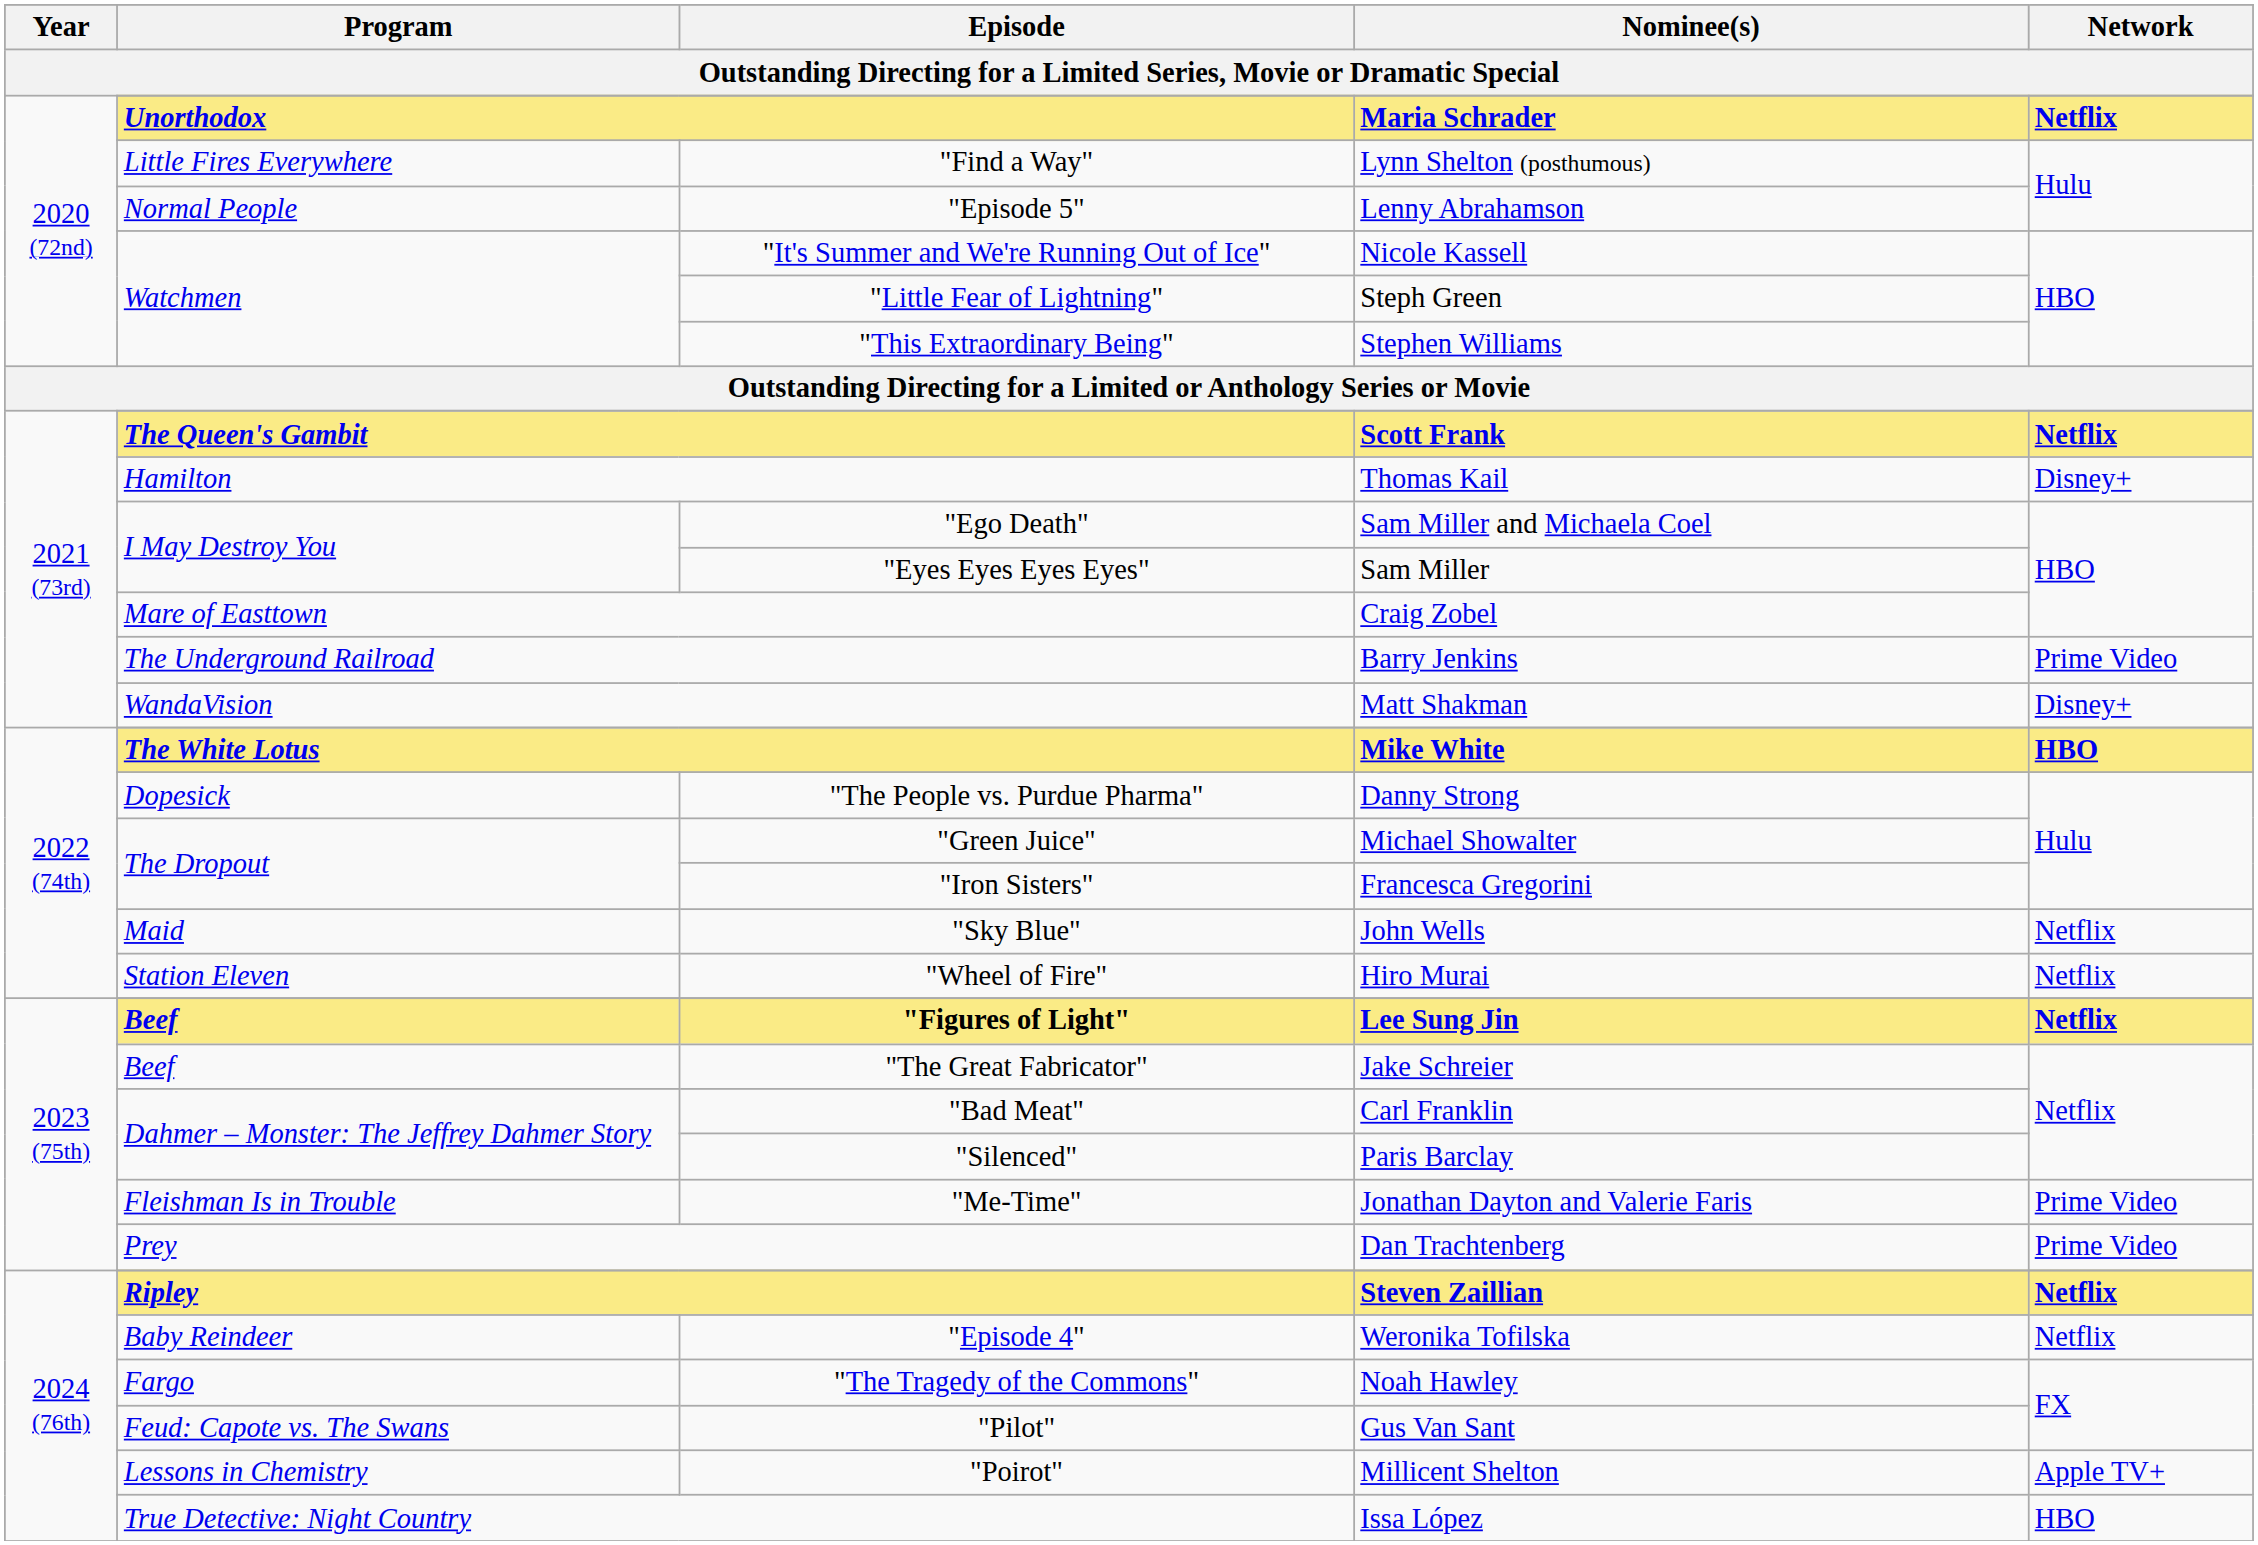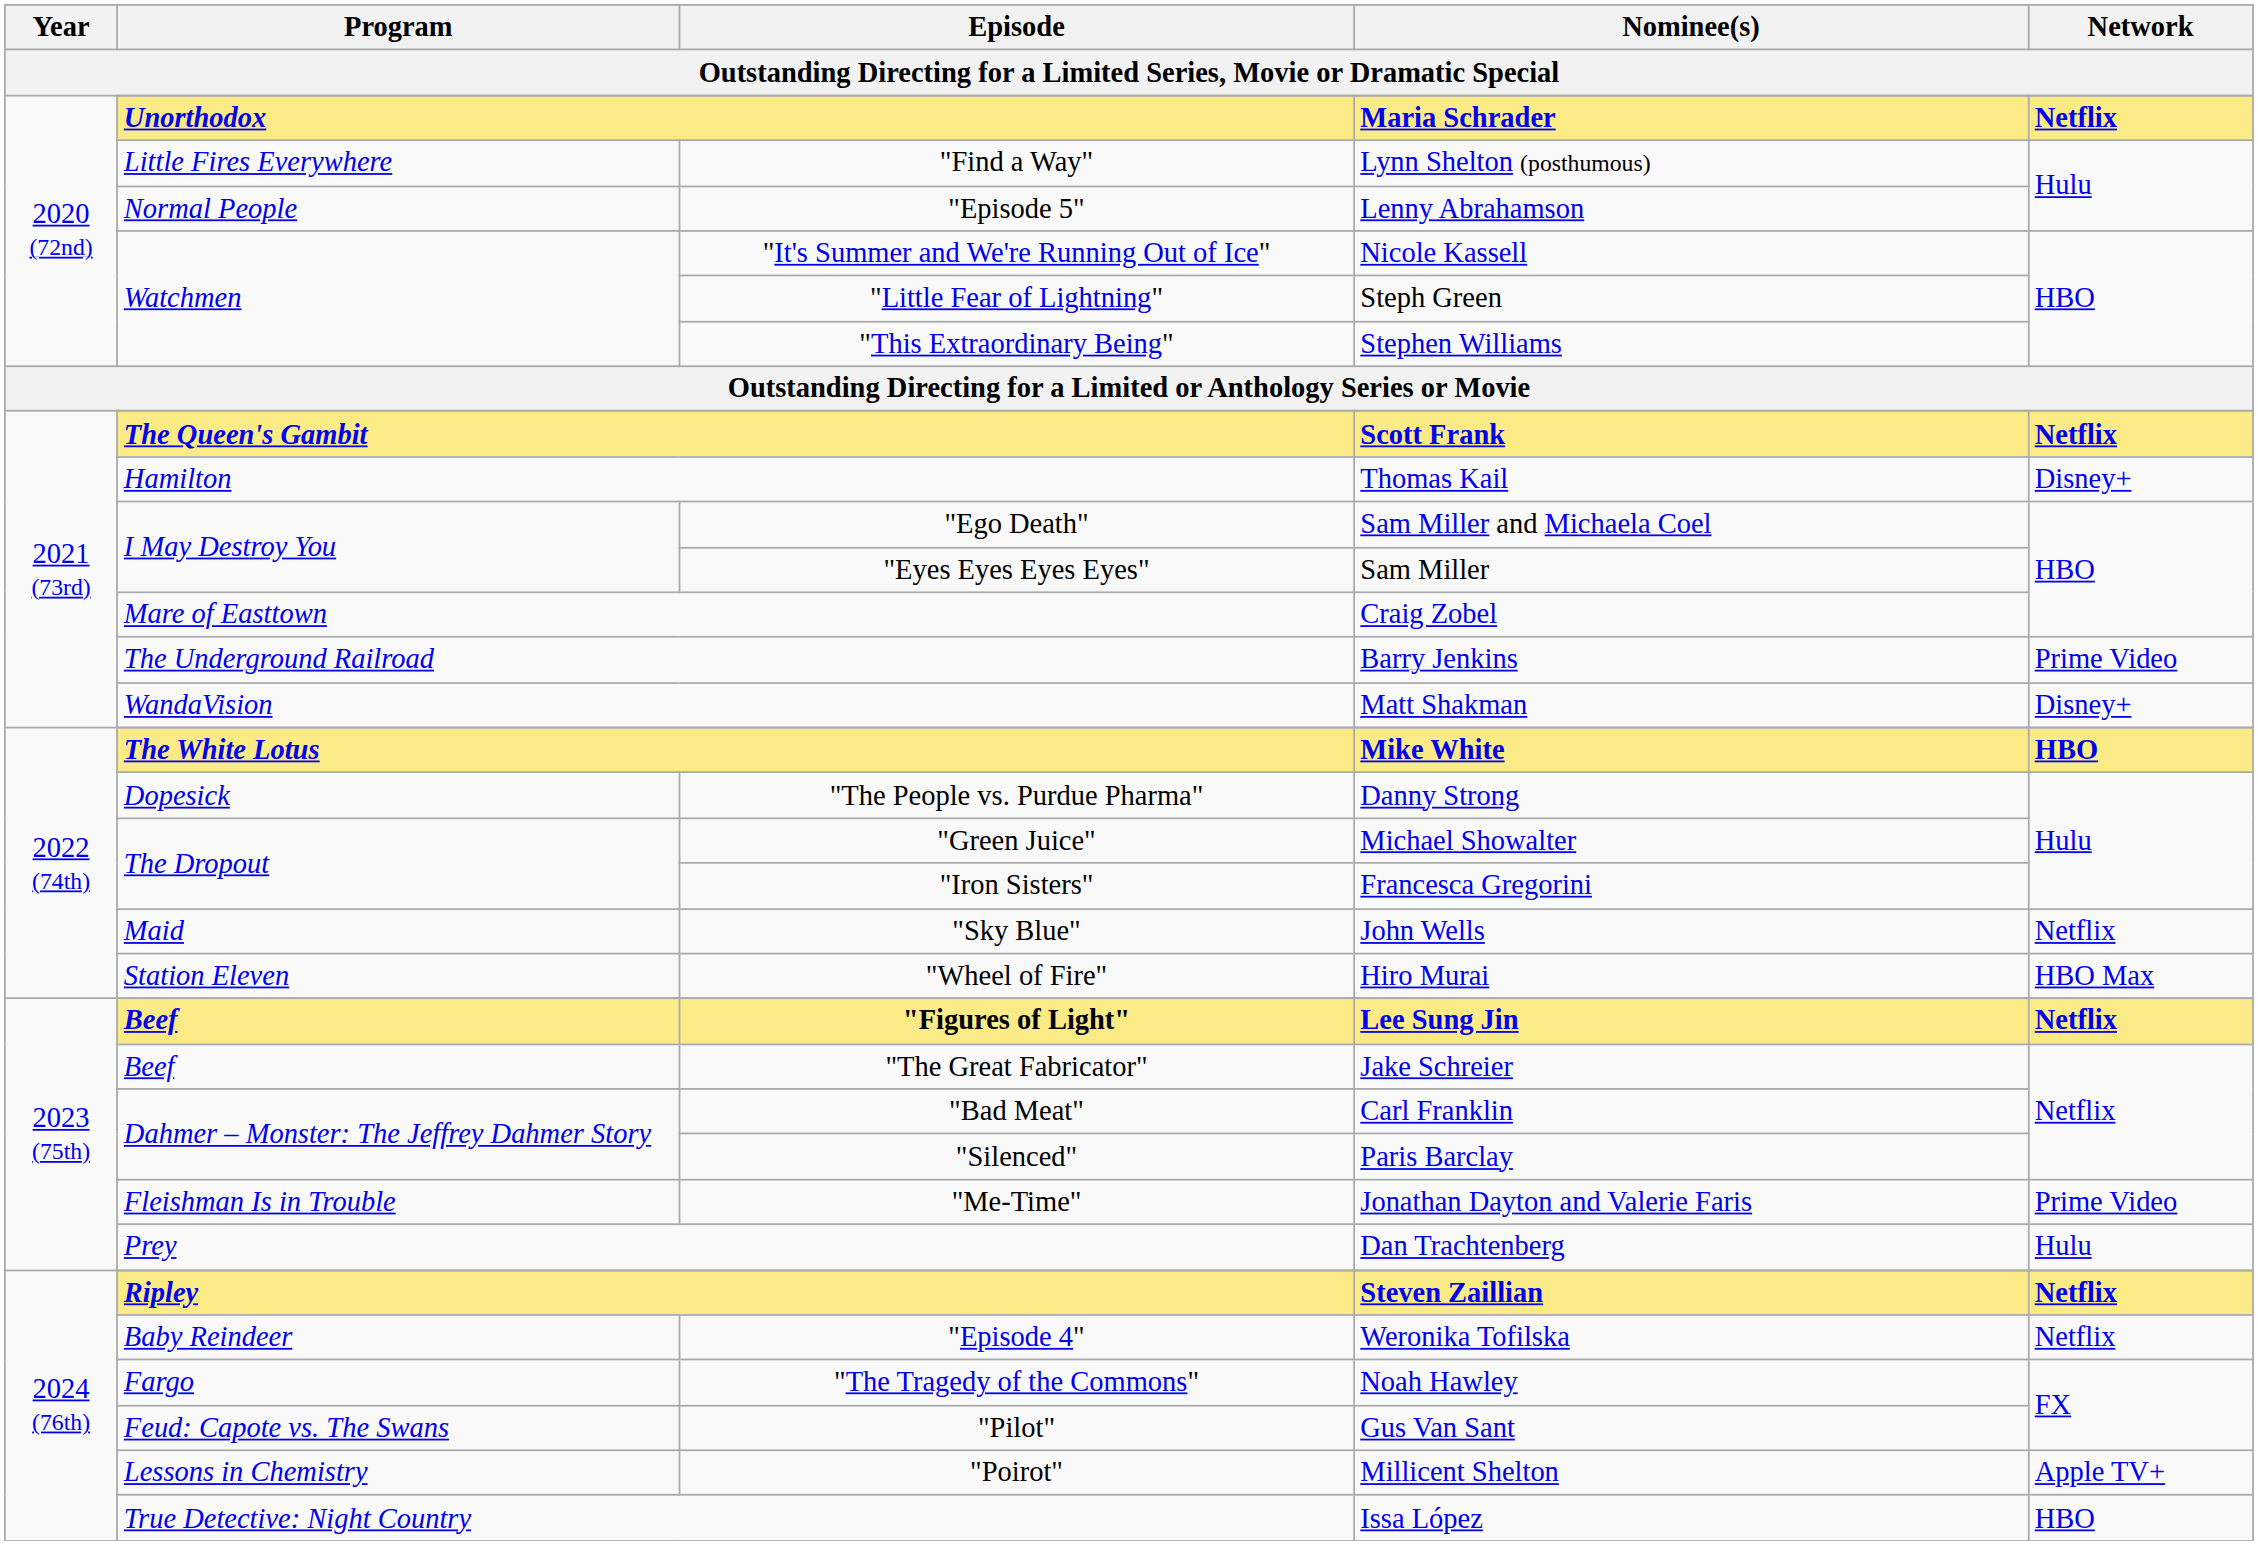(2075, 975) Netflix -> (2094, 975) HBO Max
(2106, 1246) Prime Video -> (2063, 1246) Hulu
